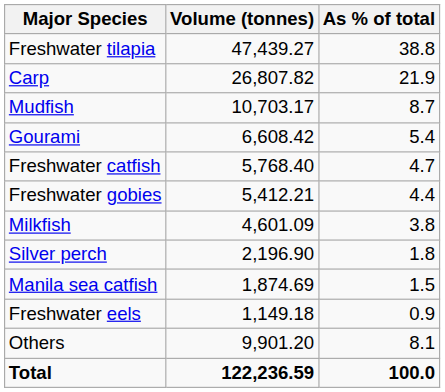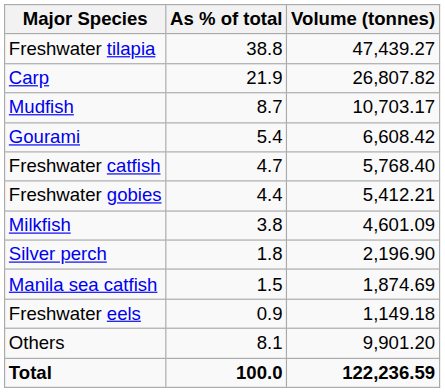columns swapped: (242, 19) <-> (379, 19)
